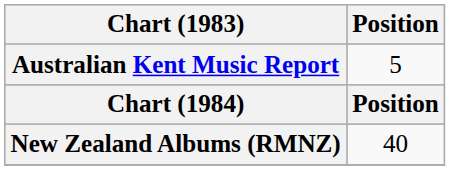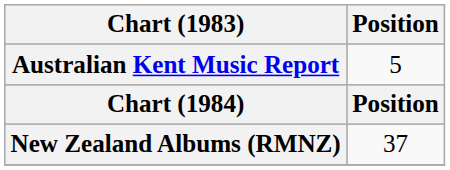(395, 143) 40 -> (395, 143) 37
